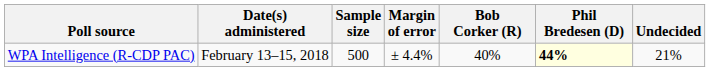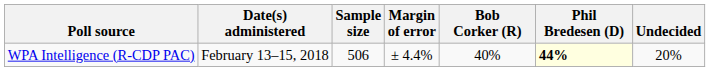(358, 54) 500 -> (358, 54) 506
(669, 54) 21% -> (669, 54) 20%
